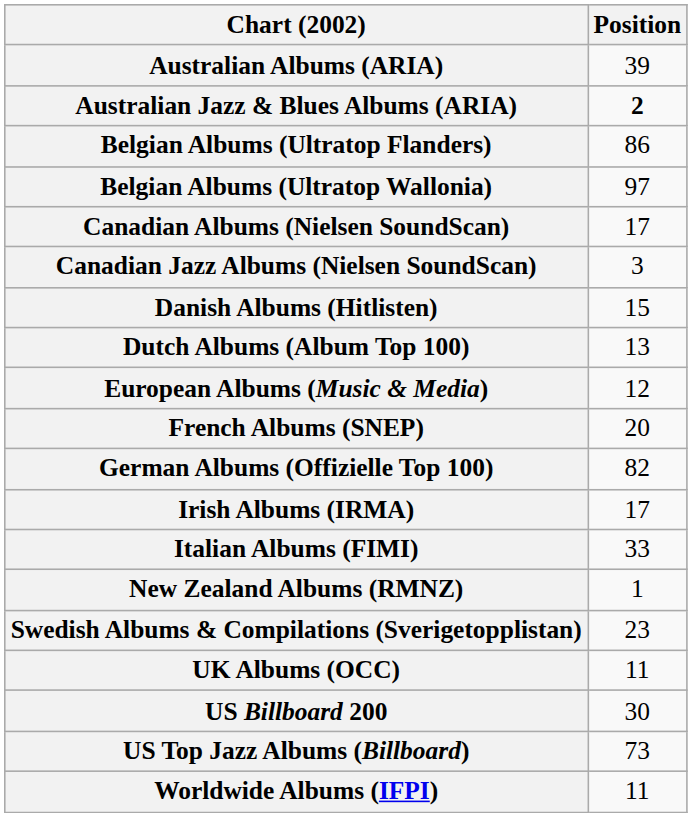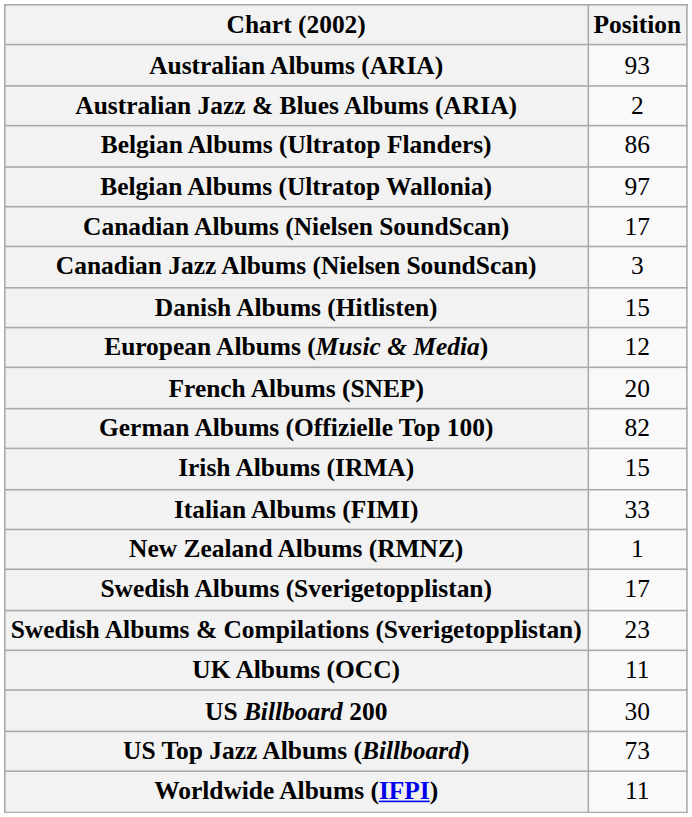(637, 65) 39 -> (637, 65) 93
(637, 105) bold -> (637, 105) normal
- row: (296, 347)
(637, 508) 17 -> (637, 468) 15
+ row: (296, 589)
